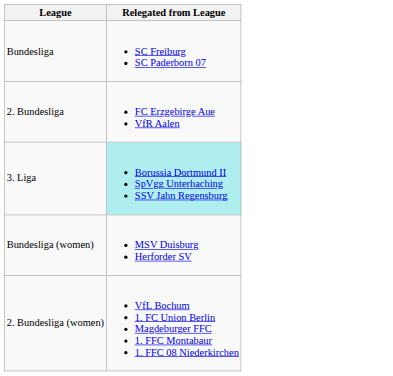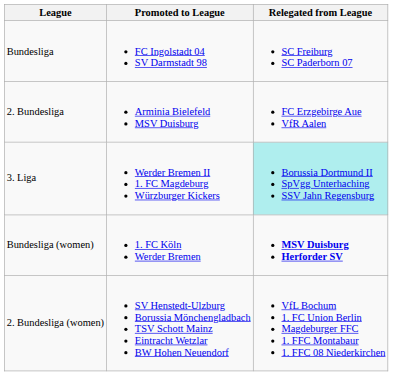+ column: (180, 12)
(174, 251) normal -> (320, 251) bold
